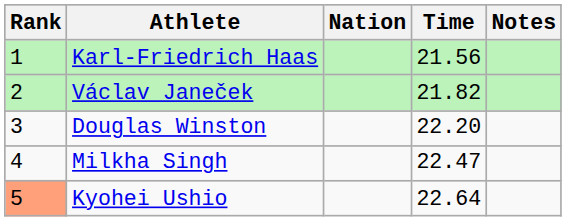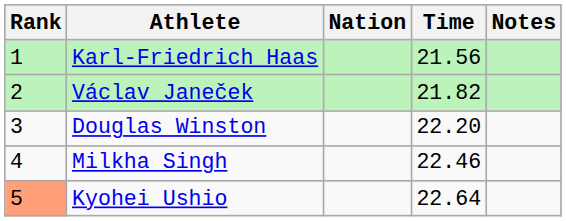(449, 163) 22.47 -> (449, 163) 22.46
